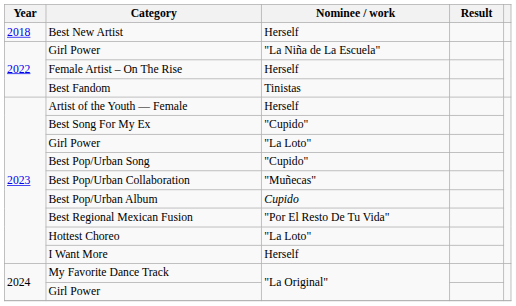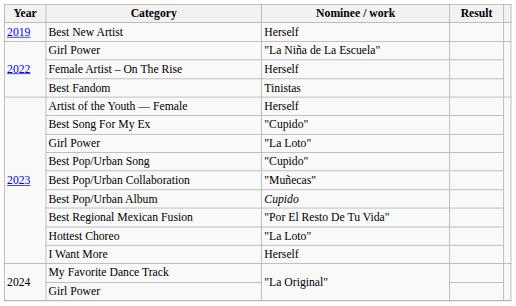(19, 32) 2018 -> (19, 32) 2019
